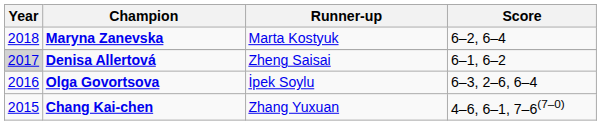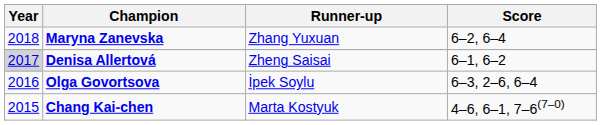(293, 38) Marta Kostyuk -> (294, 38) Zhang Yuxuan
(294, 107) Zhang Yuxuan -> (293, 107) Marta Kostyuk
